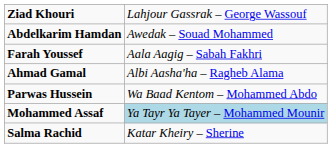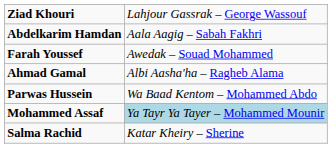(200, 34) Awedak – Souad Mohammed -> (195, 34) Aala Aagig – Sabah Fakhri
(195, 53) Aala Aagig – Sabah Fakhri -> (200, 53) Awedak – Souad Mohammed
